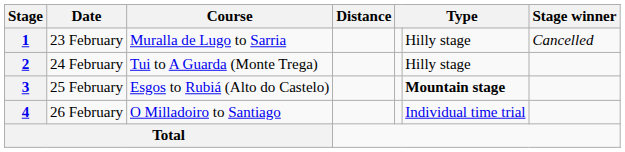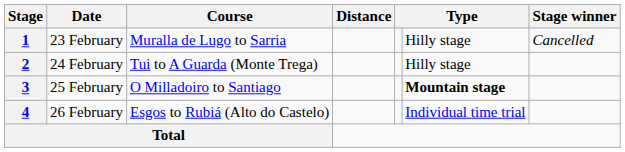(230, 87) Esgos to Rubiá (Alto do Castelo) -> (205, 87) O Milladoiro to Santiago
(205, 111) O Milladoiro to Santiago -> (230, 111) Esgos to Rubiá (Alto do Castelo)
